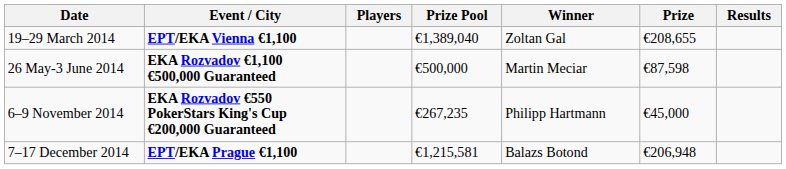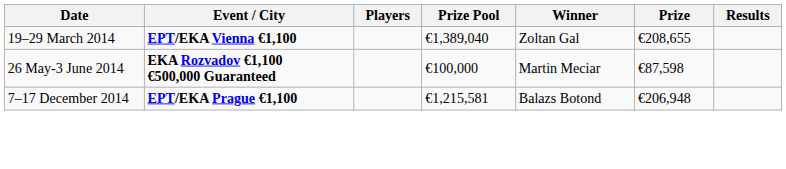(442, 68) €500,000 -> (452, 68) €100,000
- row: (66, 114)
